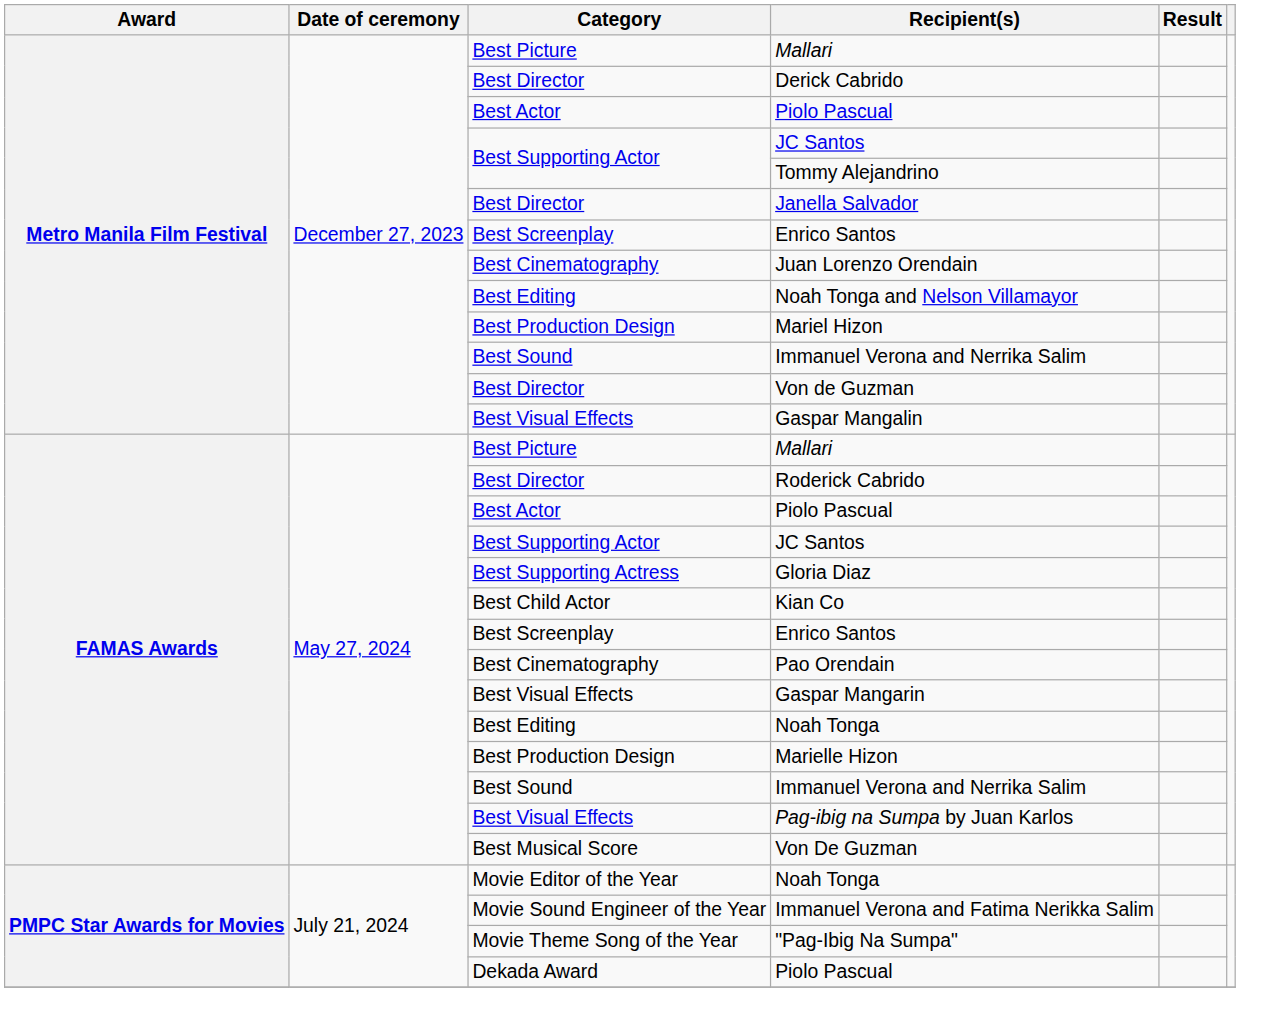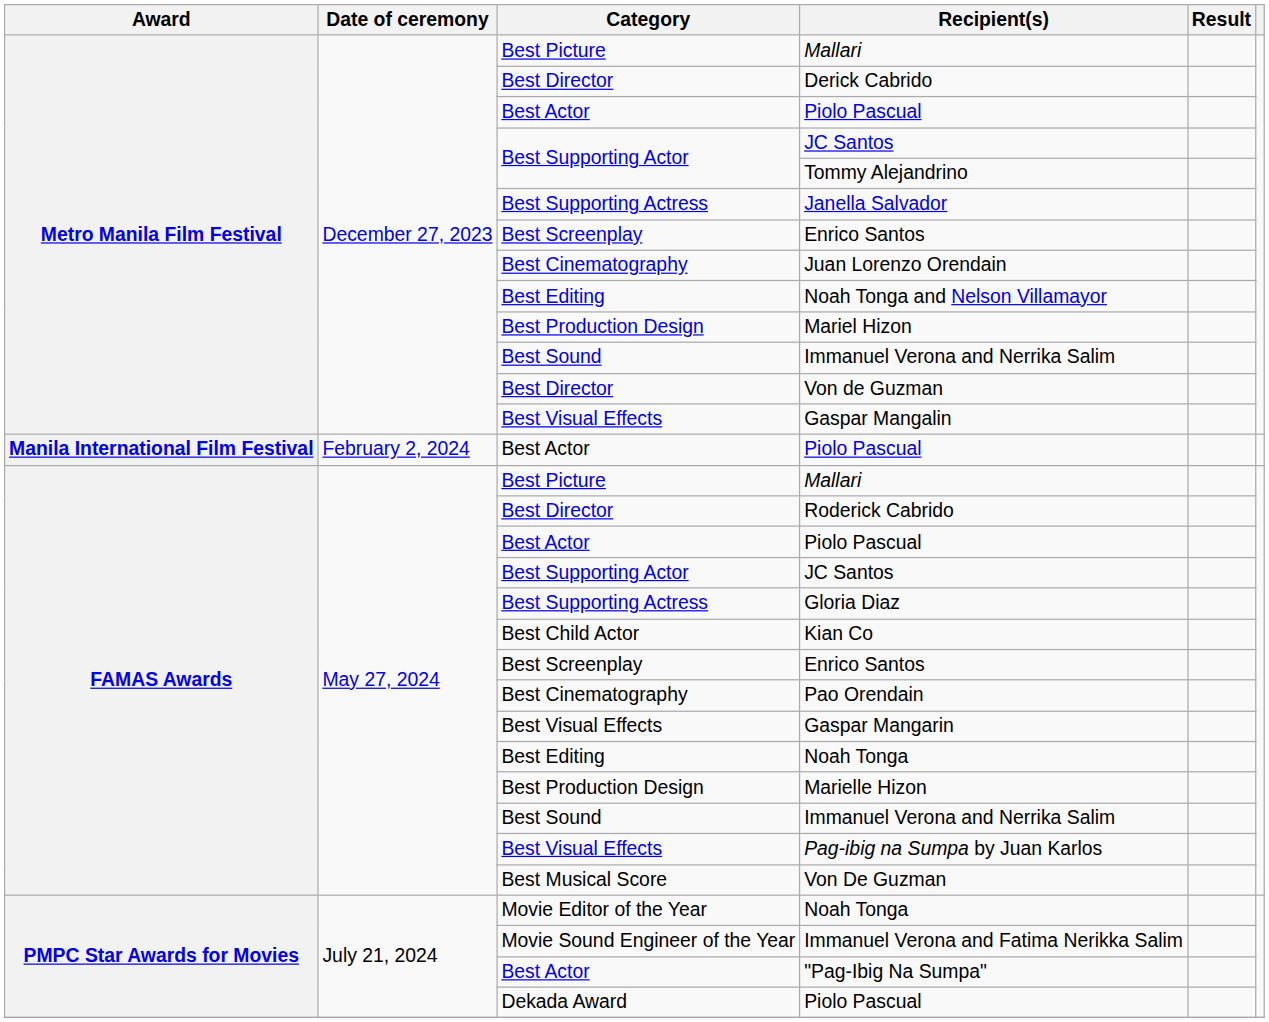(528, 204) Best Director -> (605, 204) Best Supporting Actress
+ row: (161, 449)
(605, 940) Movie Theme Song of the Year -> (546, 971) Best Actor
